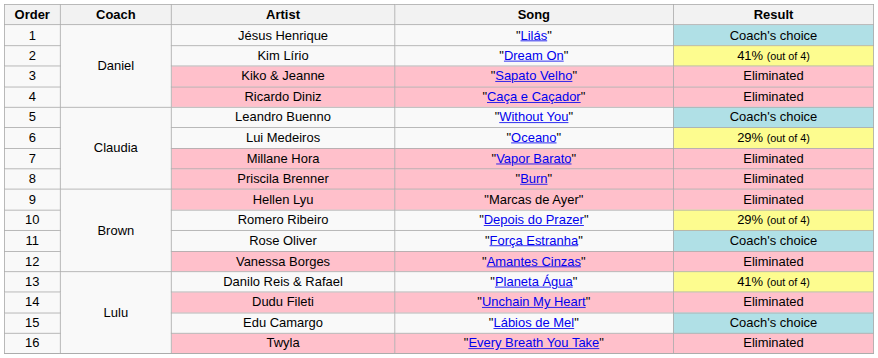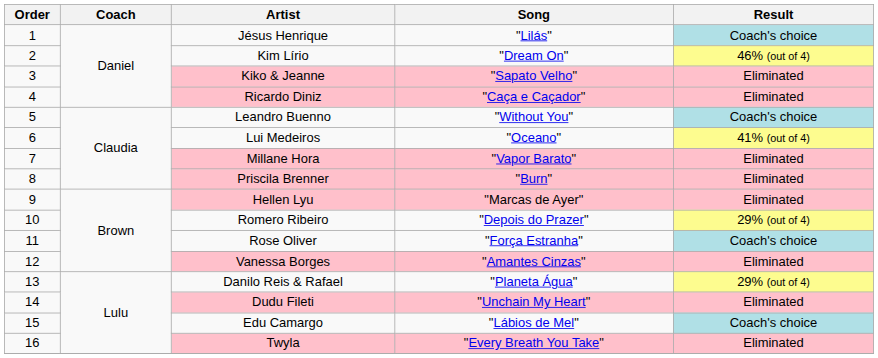(774, 55) 41% (out of 4) -> (774, 55) 46% (out of 4)
(774, 138) 29% (out of 4) -> (774, 138) 41% (out of 4)
(774, 281) 41% (out of 4) -> (774, 281) 29% (out of 4)
